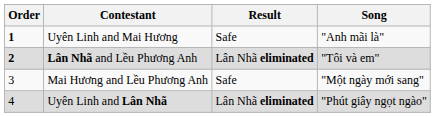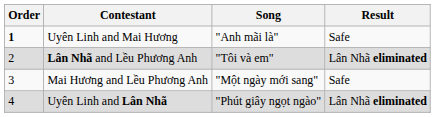columns swapped: (374, 15) <-> (265, 15)
(11, 58) bold -> (11, 58) normal
